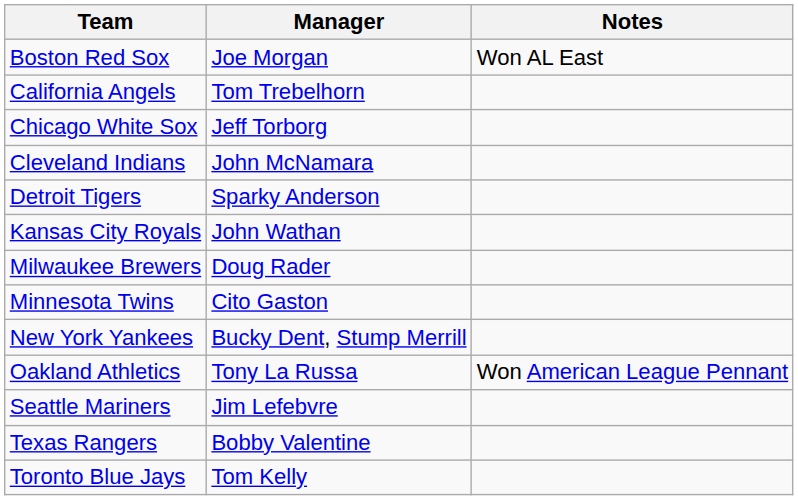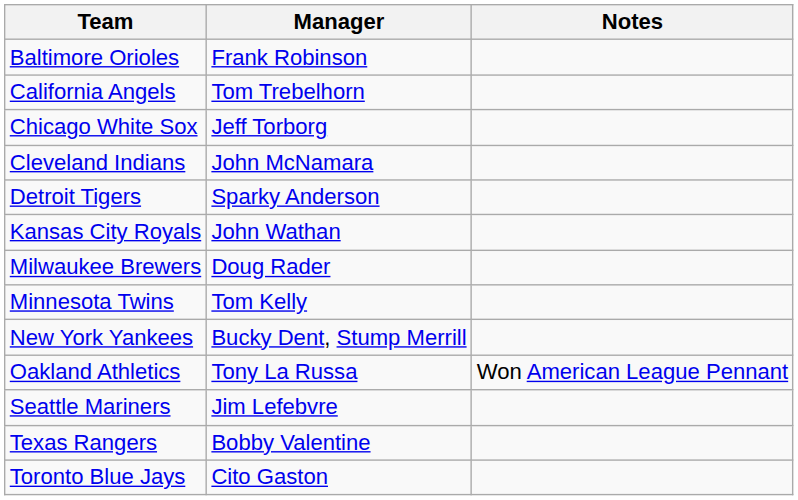+ row: (94, 57)
- row: (90, 57)
(270, 302) Cito Gaston -> (259, 302) Tom Kelly
(259, 477) Tom Kelly -> (270, 477) Cito Gaston
